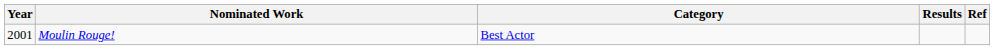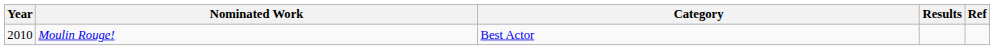(20, 34) 2001 -> (20, 34) 2010
